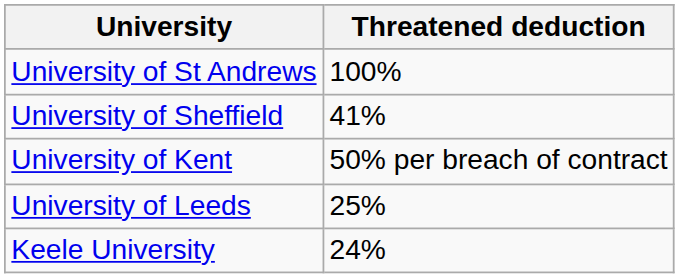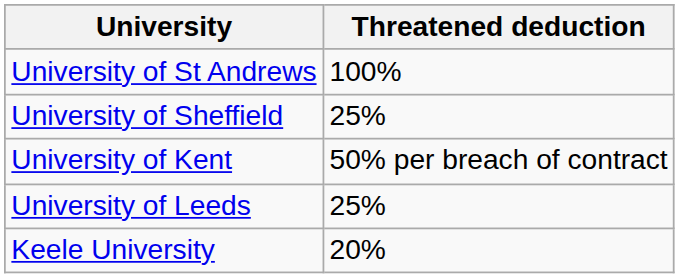(358, 116) 41% -> (358, 116) 25%
(358, 250) 24% -> (358, 250) 20%
